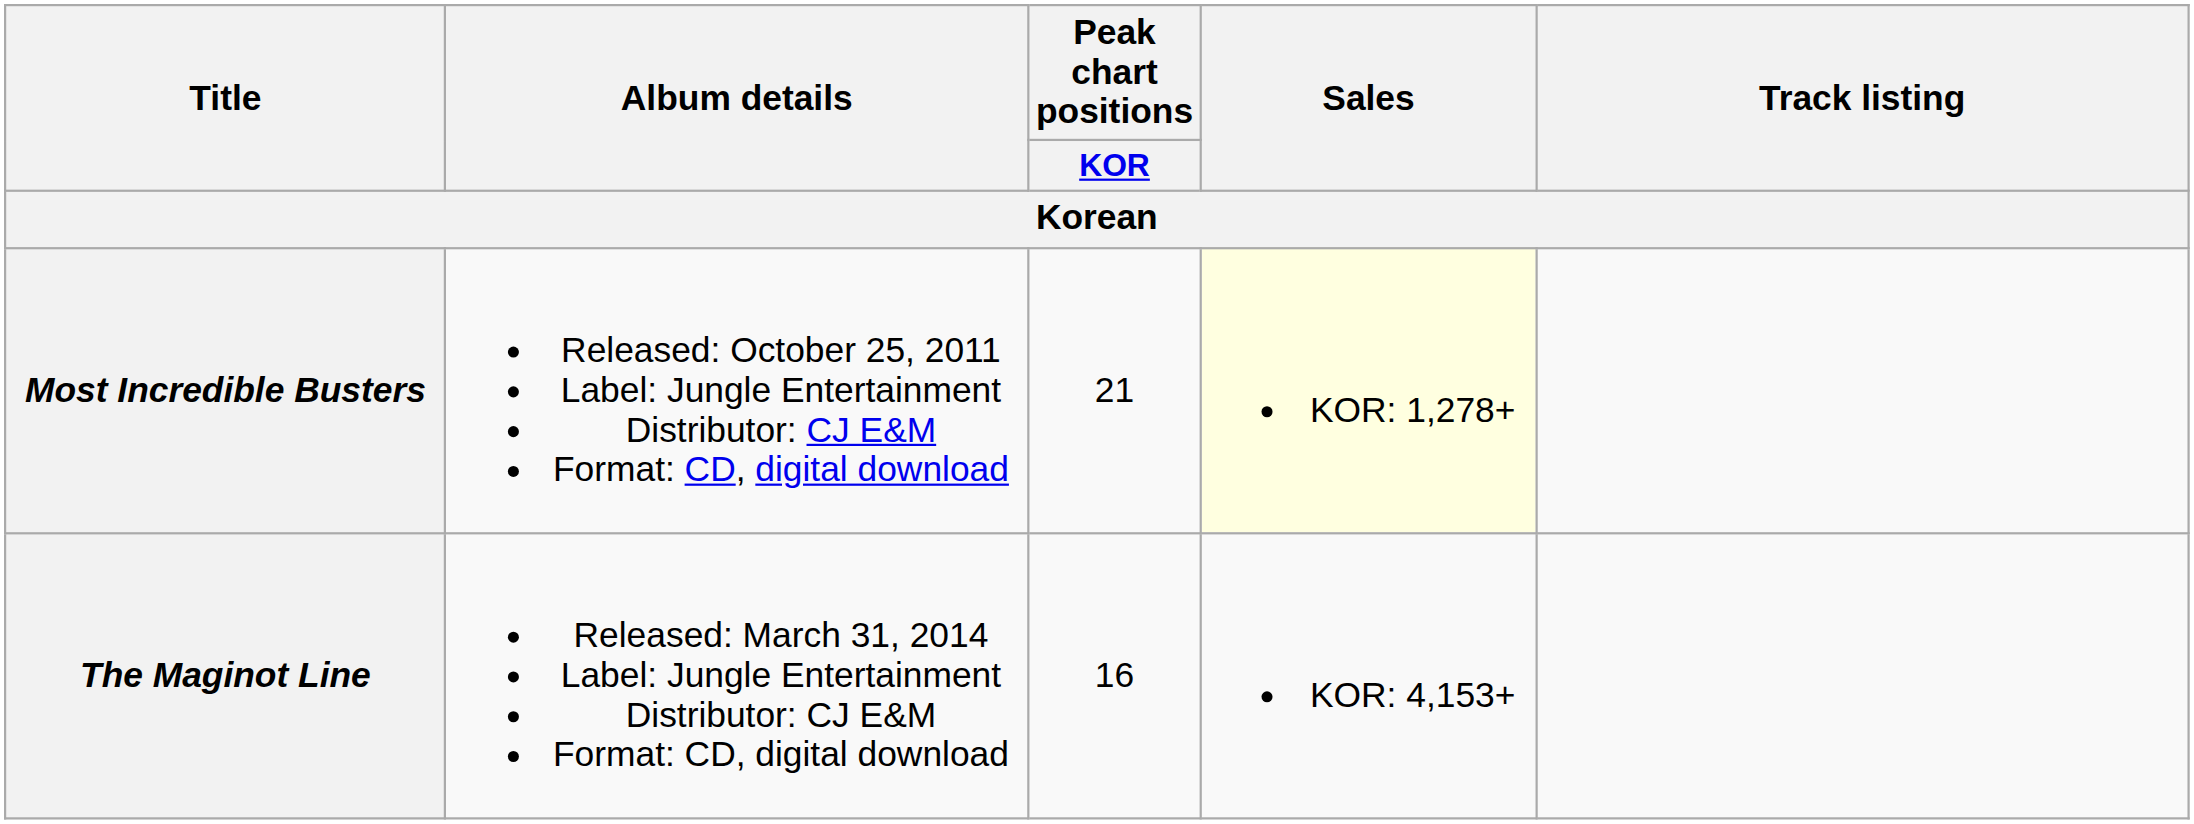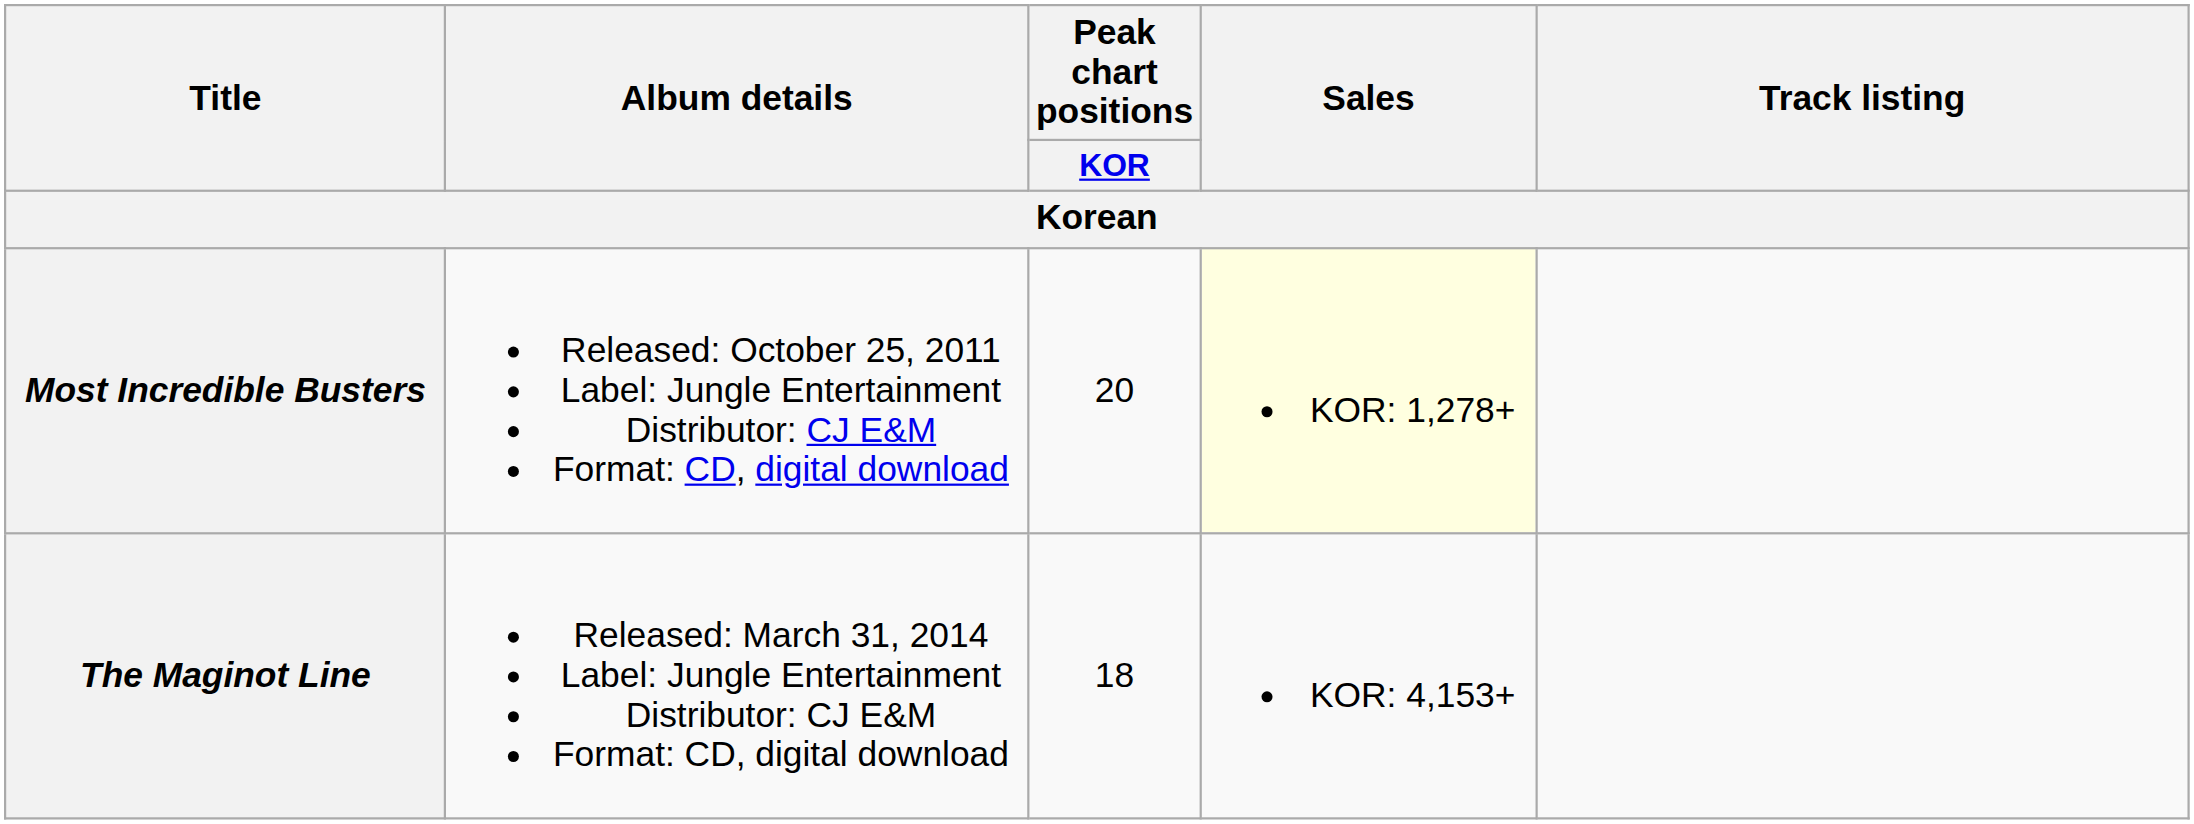(1115, 389) 21 -> (1115, 389) 20
(1115, 675) 16 -> (1115, 675) 18
